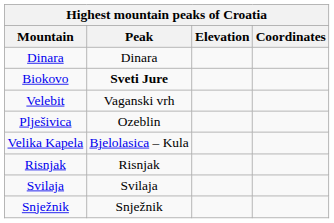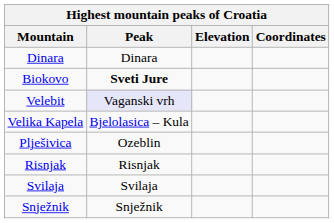(139, 100) no background -> (139, 100) lavender background
rows swapped: (45, 121) <-> (45, 143)
